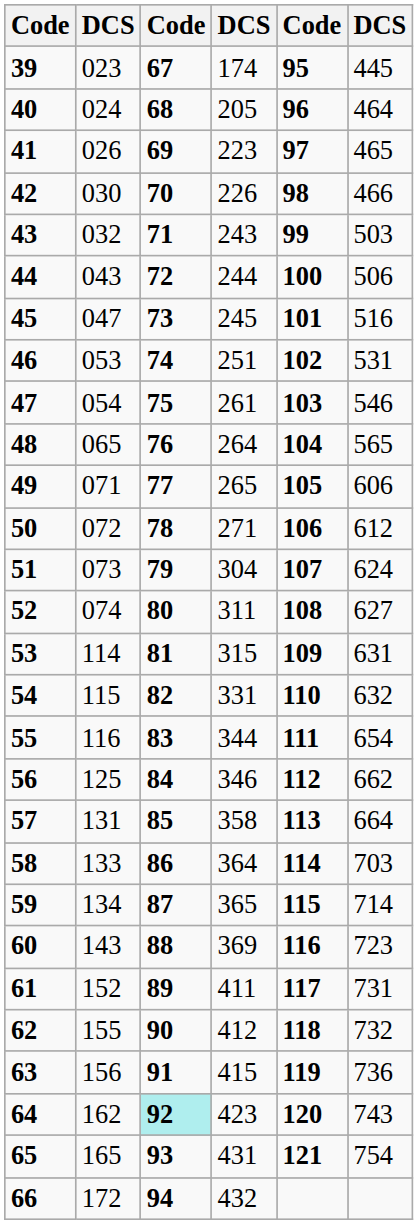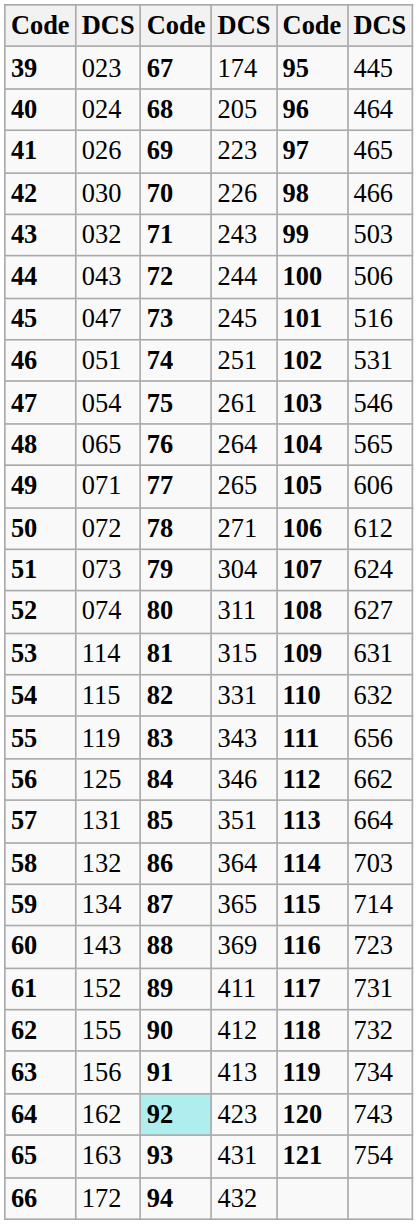(102, 360) 053 -> (102, 360) 051
(101, 737) 116 -> (101, 737) 119
(237, 737) 344 -> (237, 737) 343
(373, 737) 654 -> (373, 737) 656
(237, 820) 358 -> (237, 820) 351
(102, 862) 133 -> (102, 862) 132
(237, 1072) 415 -> (237, 1072) 413
(373, 1072) 736 -> (373, 1072) 734
(102, 1155) 165 -> (102, 1155) 163
